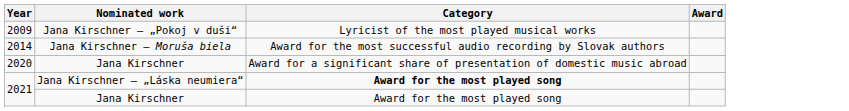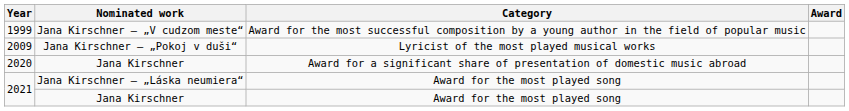+ row: (19, 30)
- row: (19, 47)
(468, 81) bold -> (527, 81) normal
